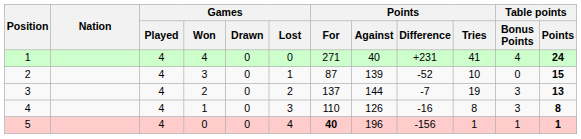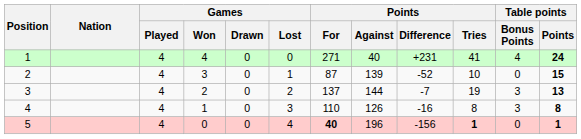(474, 125) normal -> (474, 125) bold
(517, 125) 1 -> (517, 125) 0
